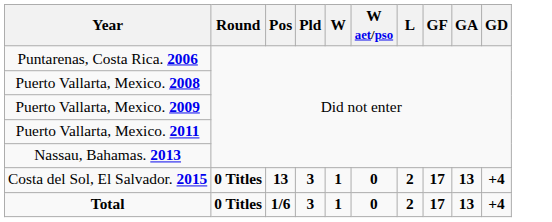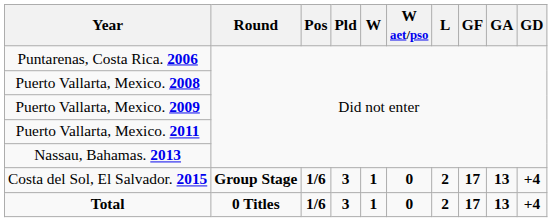(238, 180) 0 Titles -> (256, 180) Group Stage
(281, 180) 13 -> (316, 180) 1/6
